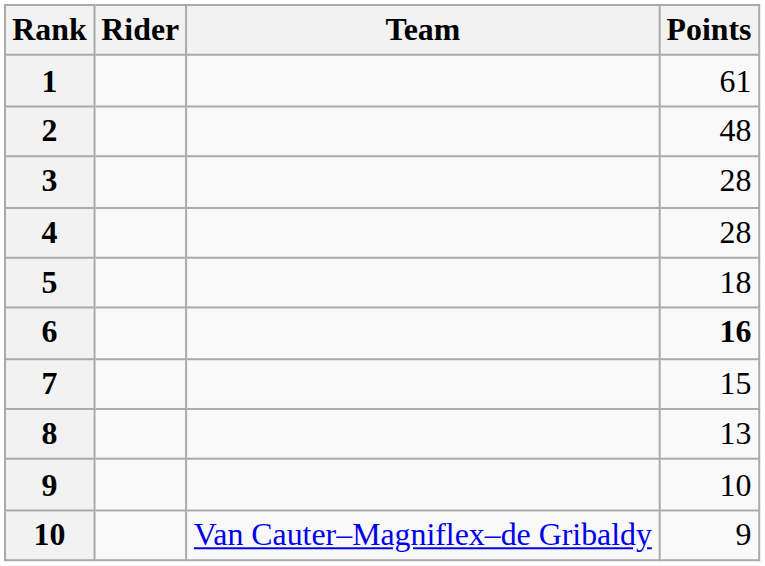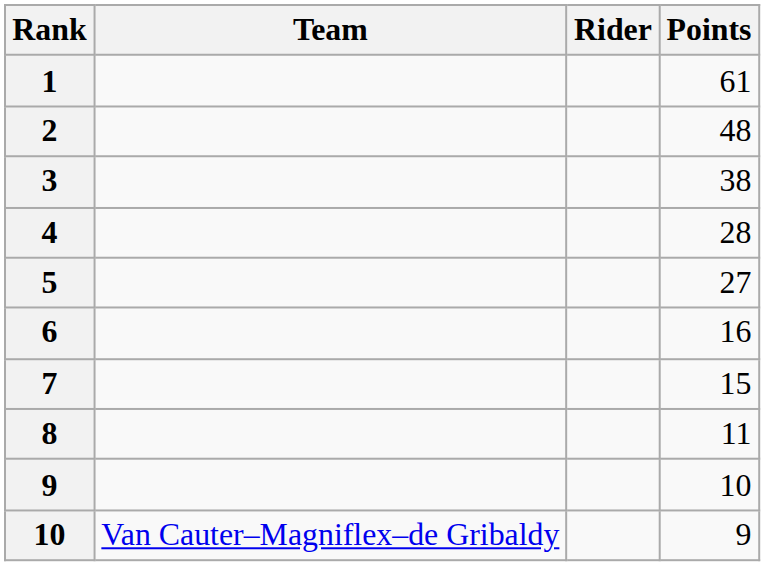columns swapped: (140, 29) <-> (423, 29)
(736, 181) 28 -> (736, 181) 38
(736, 282) 18 -> (736, 282) 27
(736, 332) bold -> (736, 332) normal
(736, 433) 13 -> (736, 433) 11
